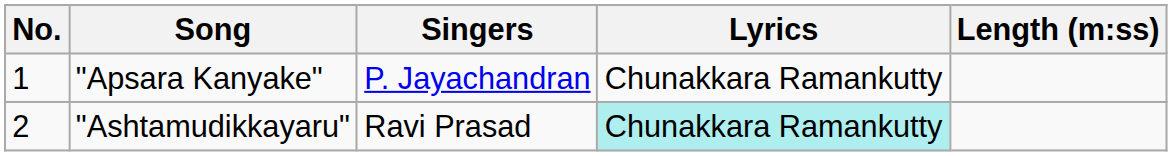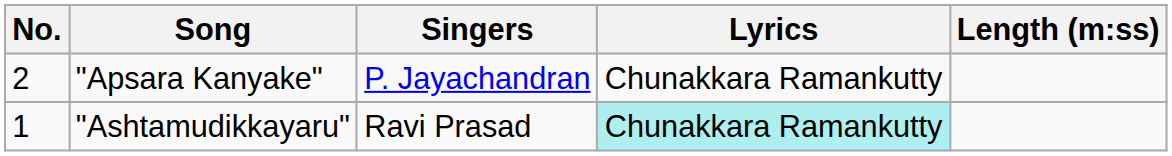(21, 78) 1 -> (21, 78) 2
(21, 127) 2 -> (21, 127) 1
